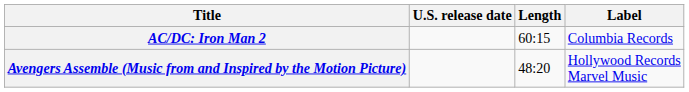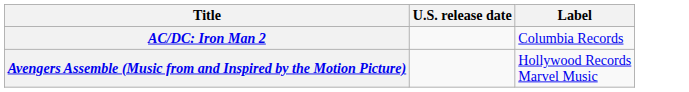- column: (540, 15)
